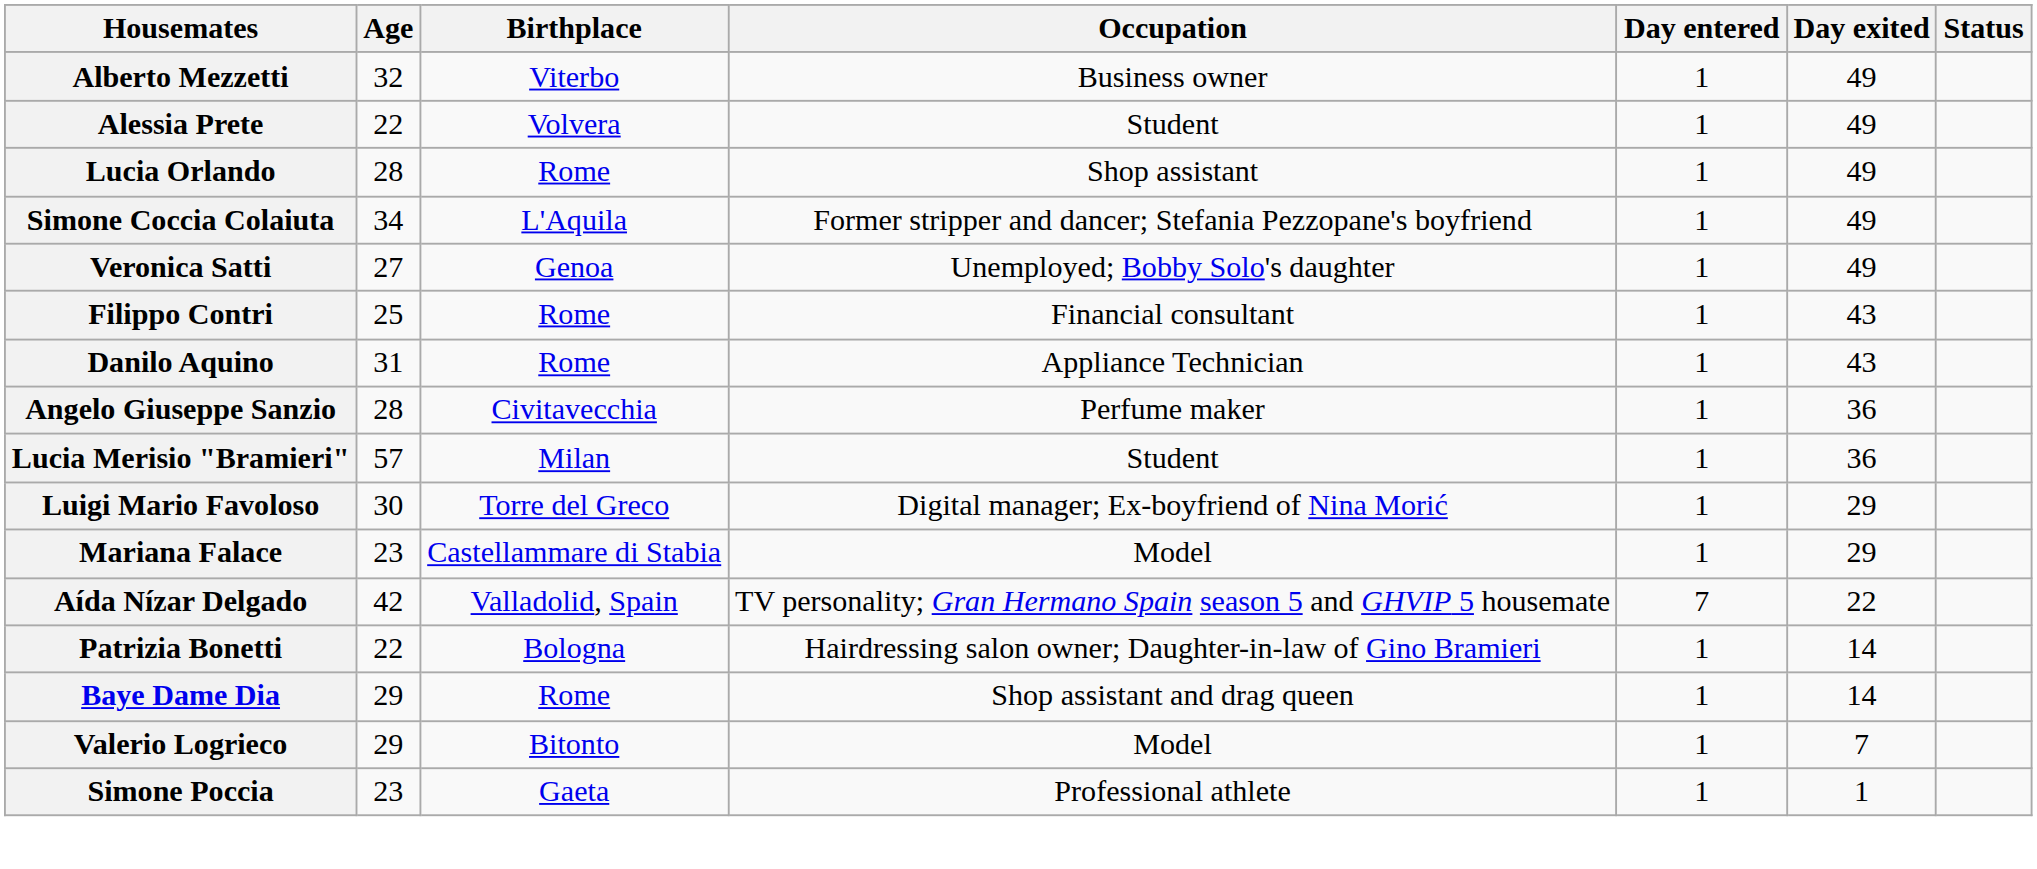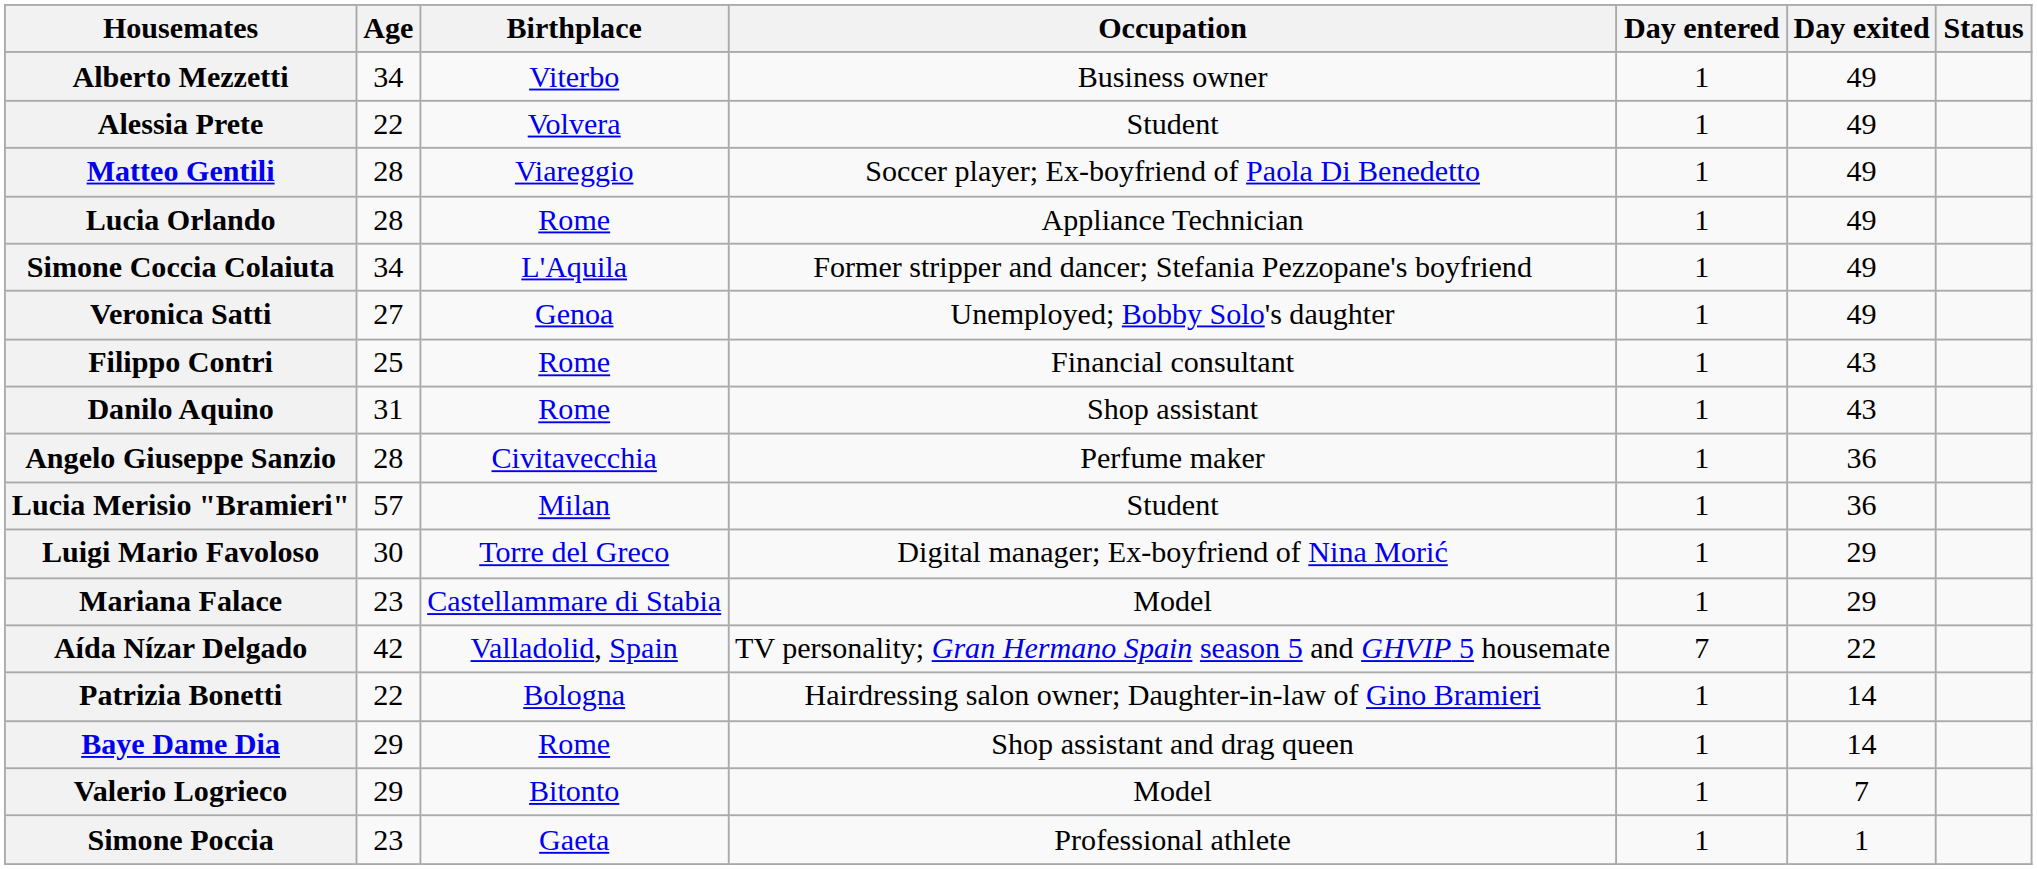(388, 76) 32 -> (388, 76) 34
+ row: (181, 171)
(1173, 171) Shop assistant -> (1173, 219) Appliance Technician
(1173, 362) Appliance Technician -> (1173, 409) Shop assistant
